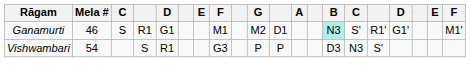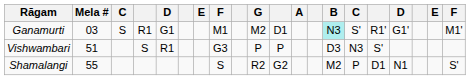(92, 30) 46 -> (92, 30) 03
(92, 48) 54 -> (92, 48) 51
+ row: (38, 65)
